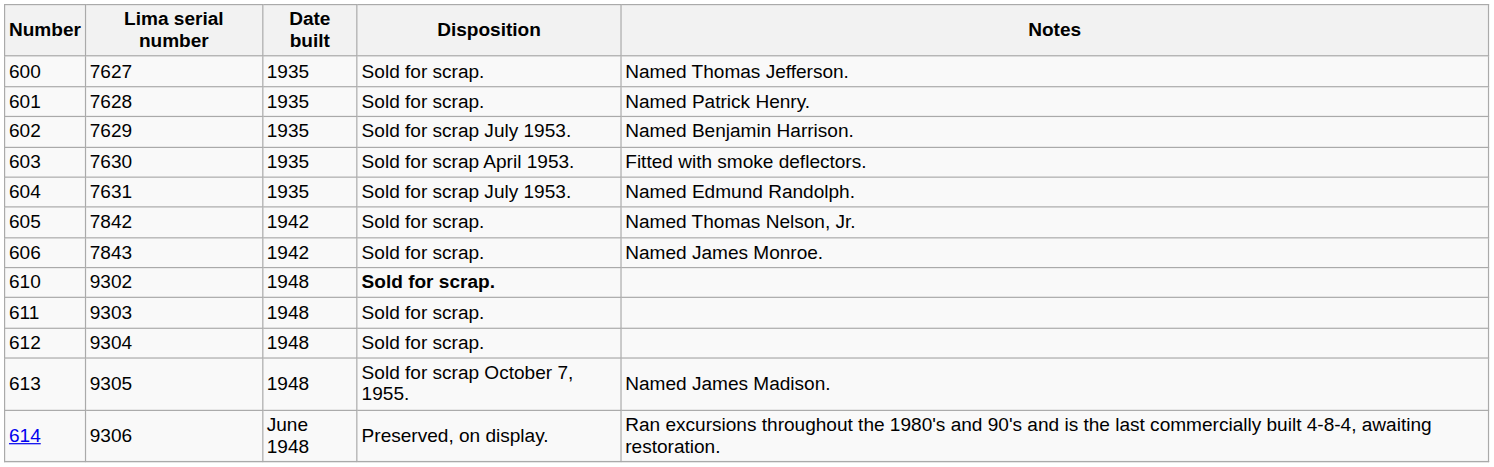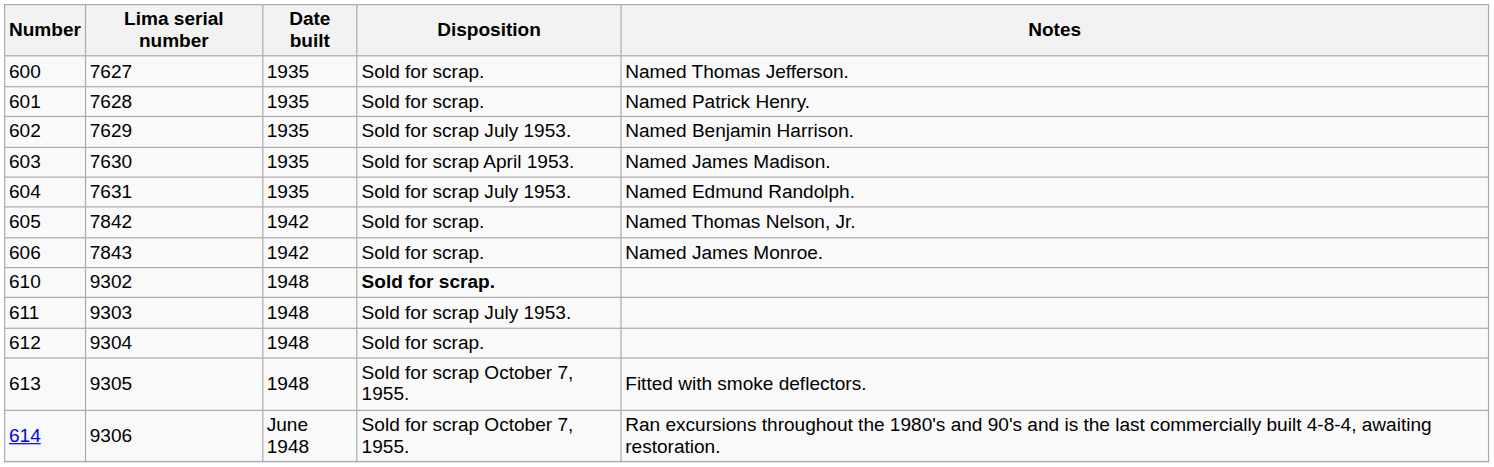(746, 161) Fitted with smoke deflectors. -> (728, 161) Named James Madison.
(423, 312) Sold for scrap. -> (466, 312) Sold for scrap July 1953.
(728, 383) Named James Madison. -> (746, 383) Fitted with smoke deflectors.
(455, 435) Preserved, on display. -> (467, 435) Sold for scrap October 7, 1955.
